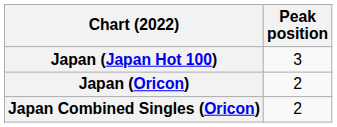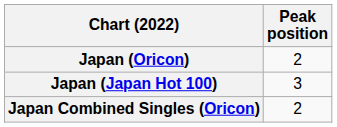rows swapped: (134, 59) <-> (134, 84)
